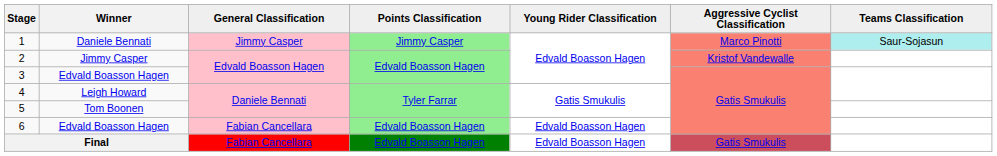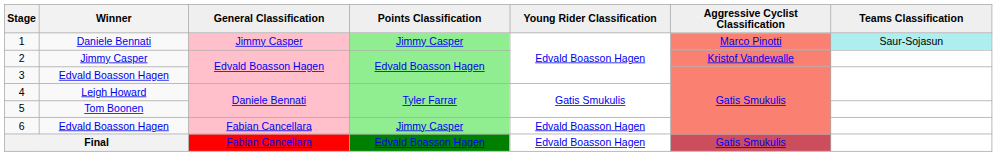(430, 126) Edvald Boasson Hagen -> (430, 126) Jimmy Casper
